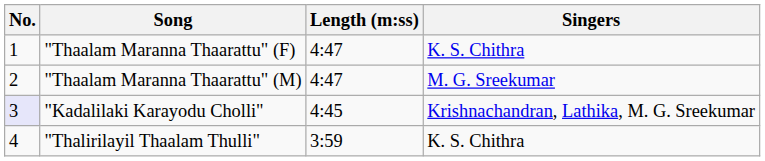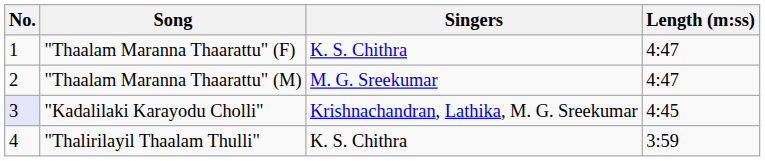columns swapped: (591, 19) <-> (364, 19)
